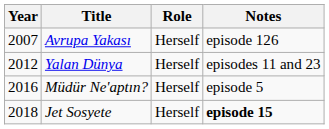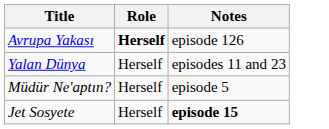- column: (23, 16)
(177, 40) normal -> (141, 40) bold
